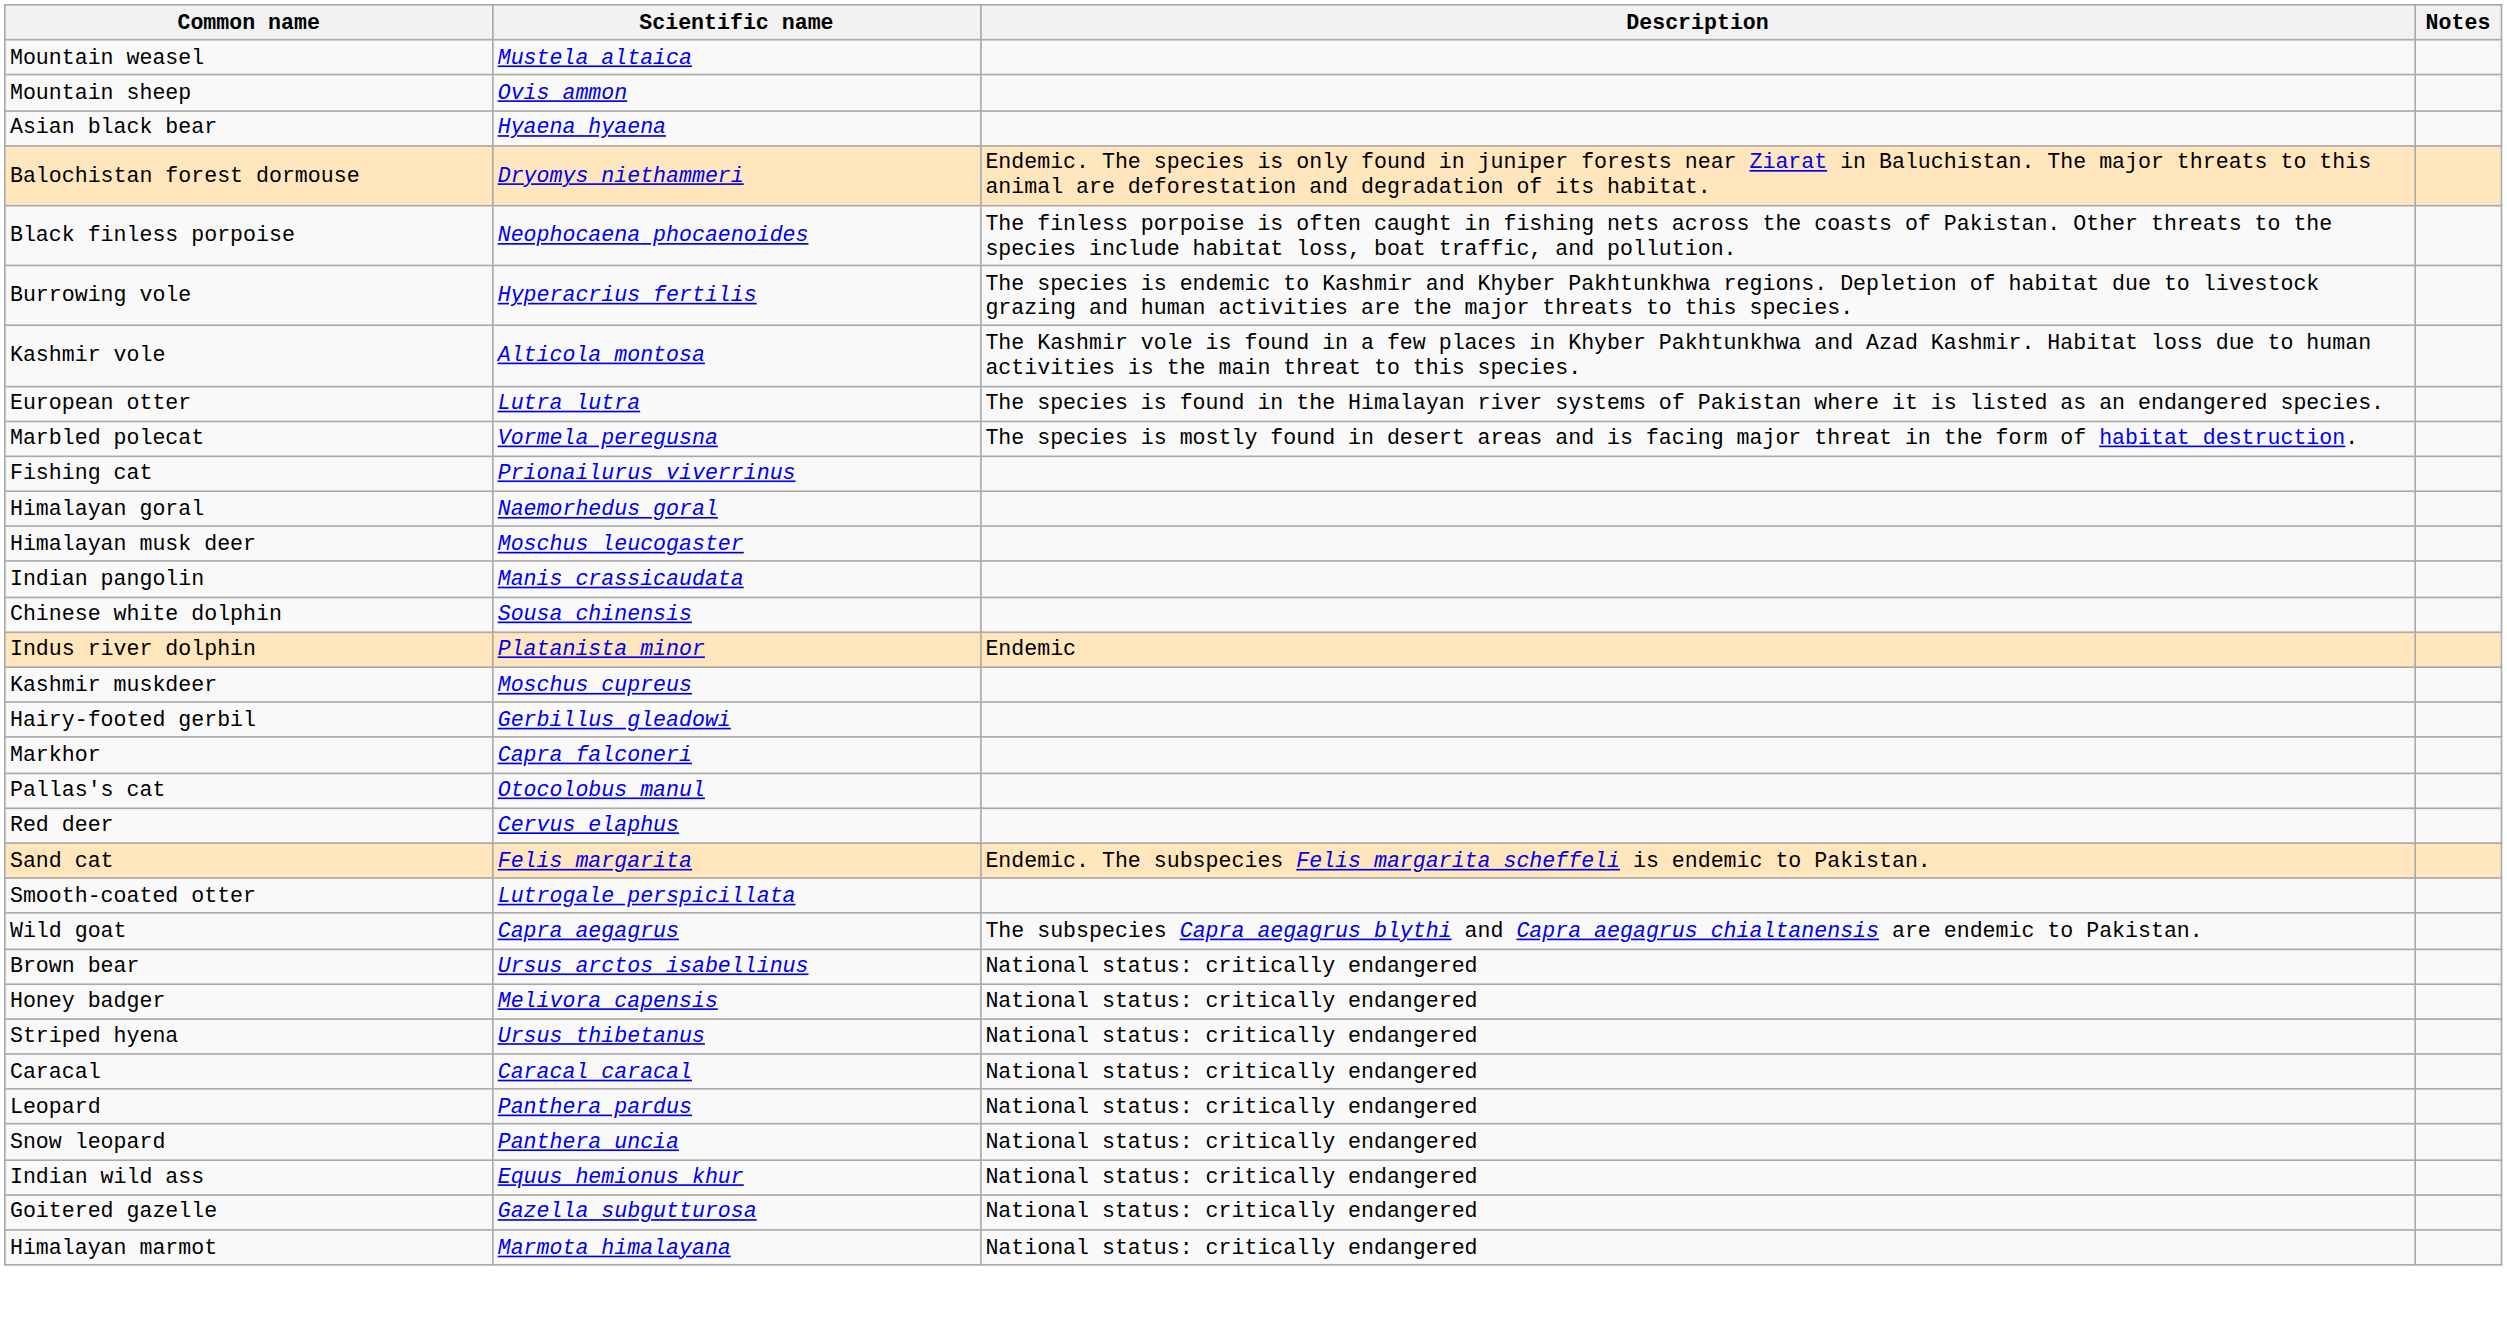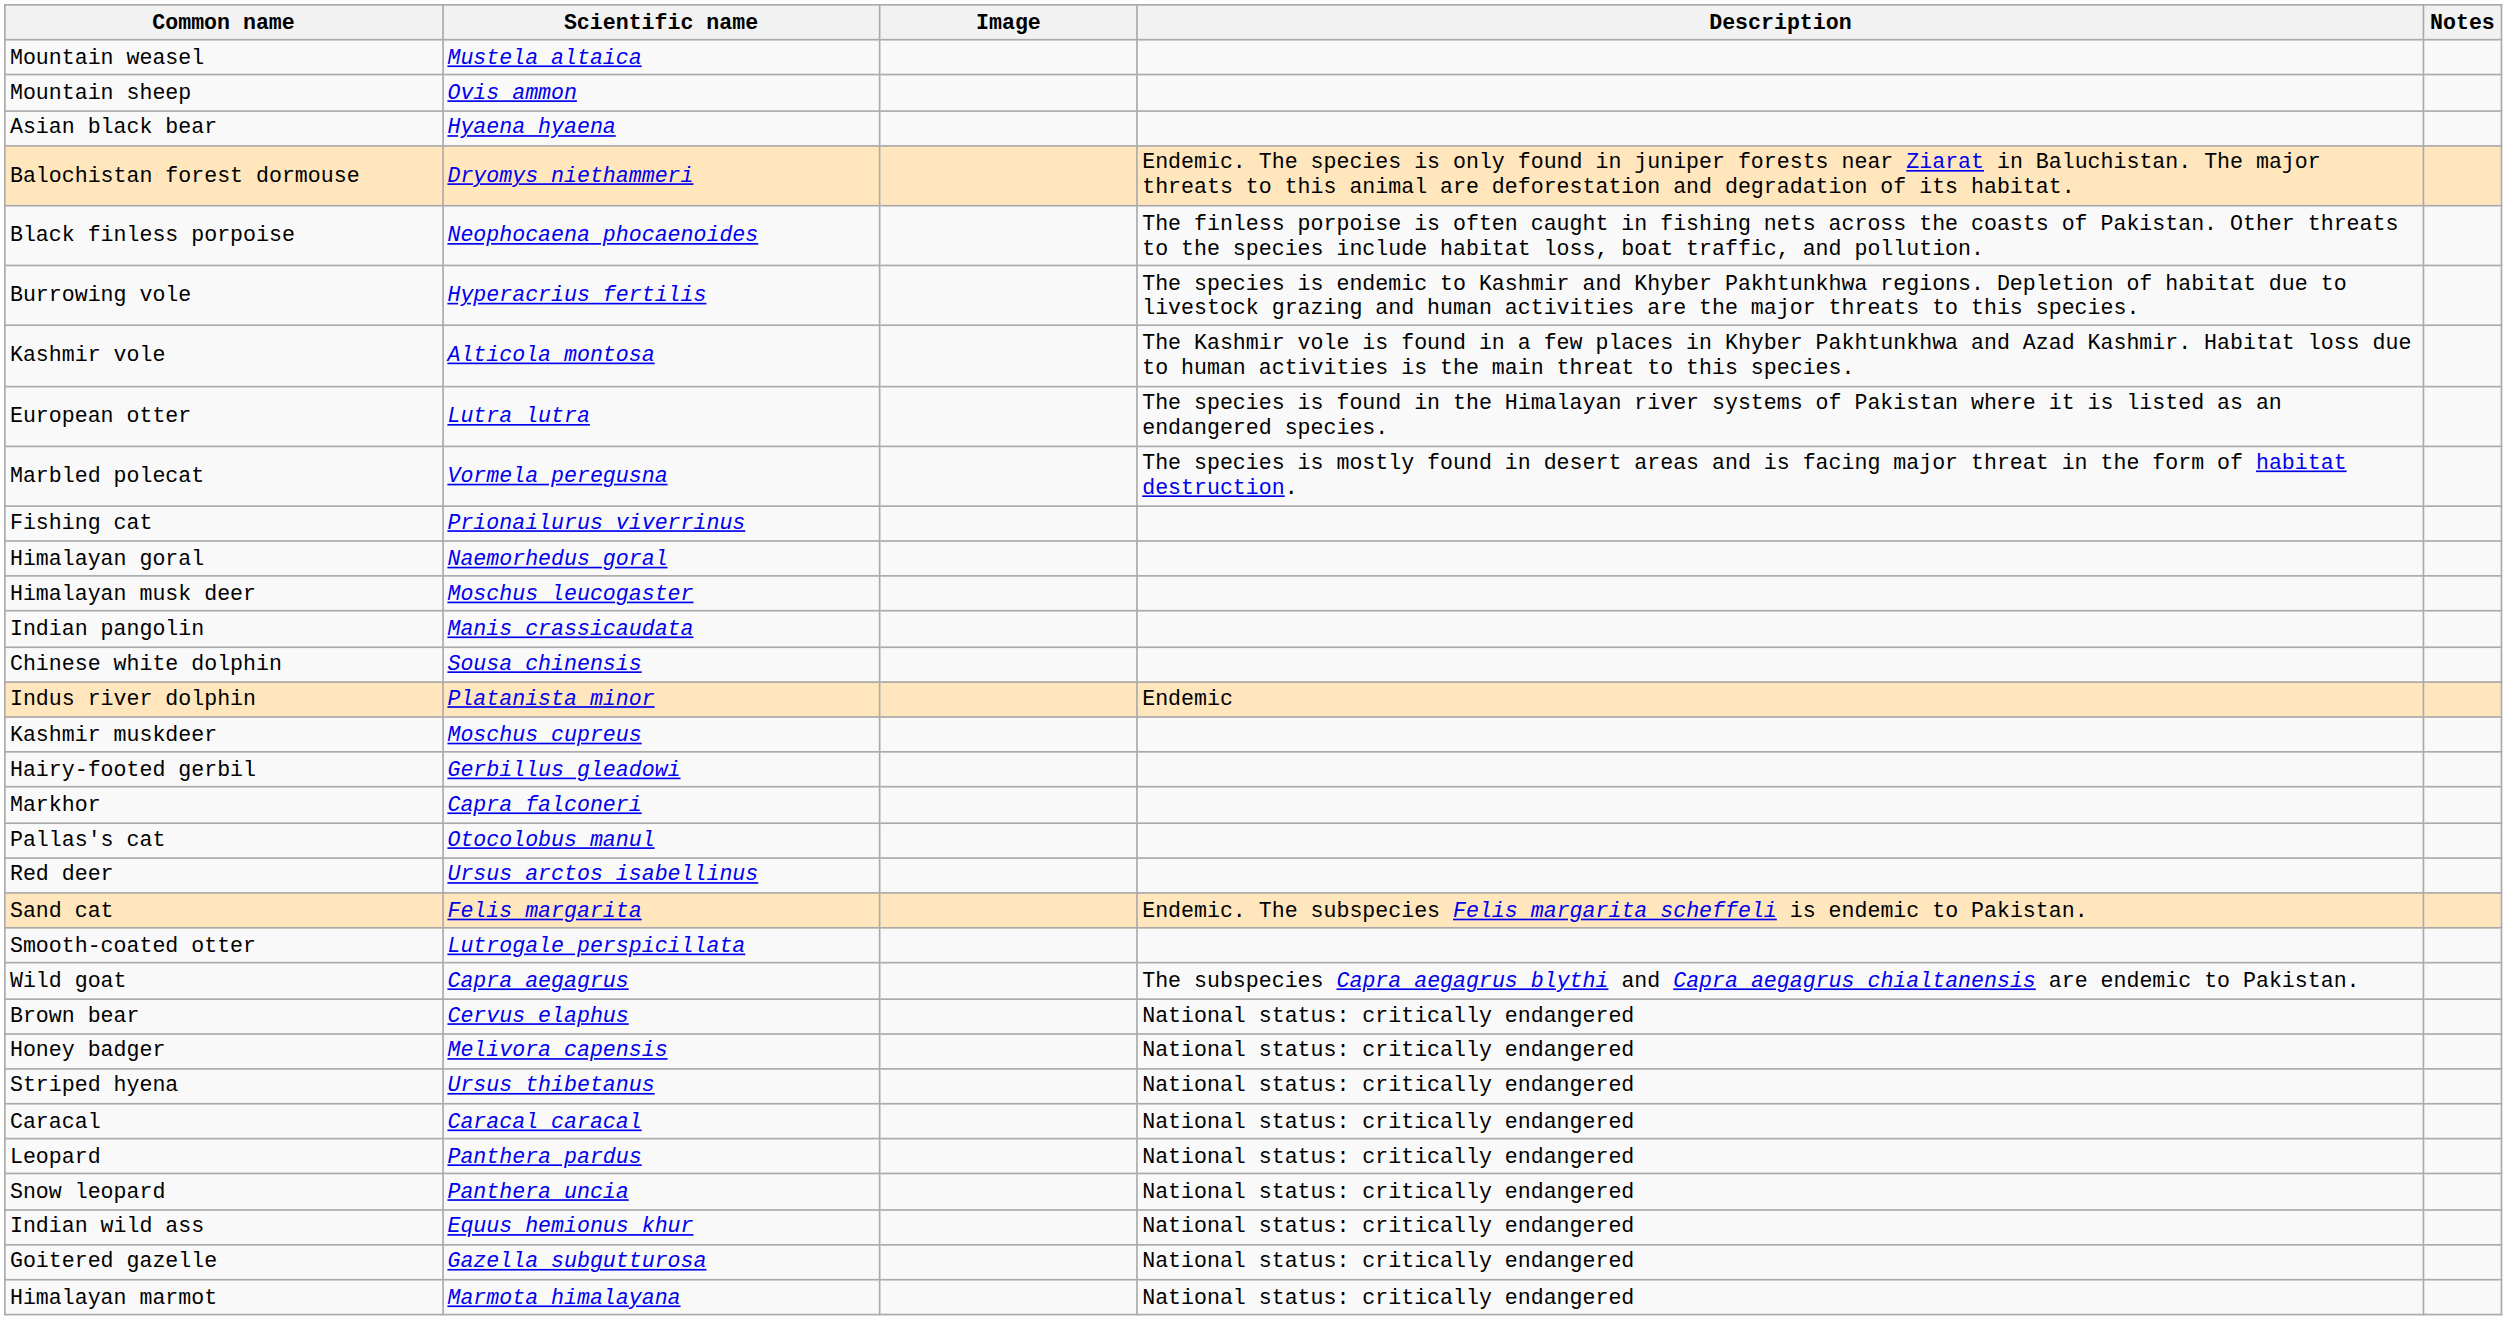+ column: (1008, 22)
(588, 825) Cervus elaphus -> (603, 875) Ursus arctos isabellinus
(653, 966) Ursus arctos isabellinus -> (538, 1016) Cervus elaphus
